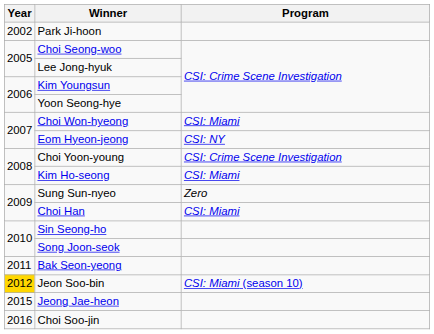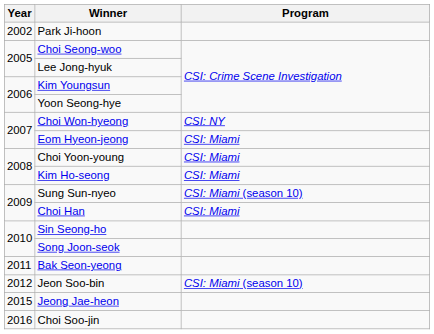(212, 121) CSI: Miami -> (204, 121) CSI: NY
(204, 139) CSI: NY -> (212, 139) CSI: Miami
(263, 157) CSI: Crime Scene Investigation -> (212, 157) CSI: Miami
(196, 193) Zero -> (243, 193) CSI: Miami (season 10)
(20, 283) gold background -> (20, 283) no background
